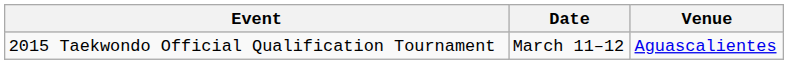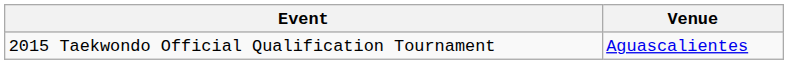- column: (570, 18)
